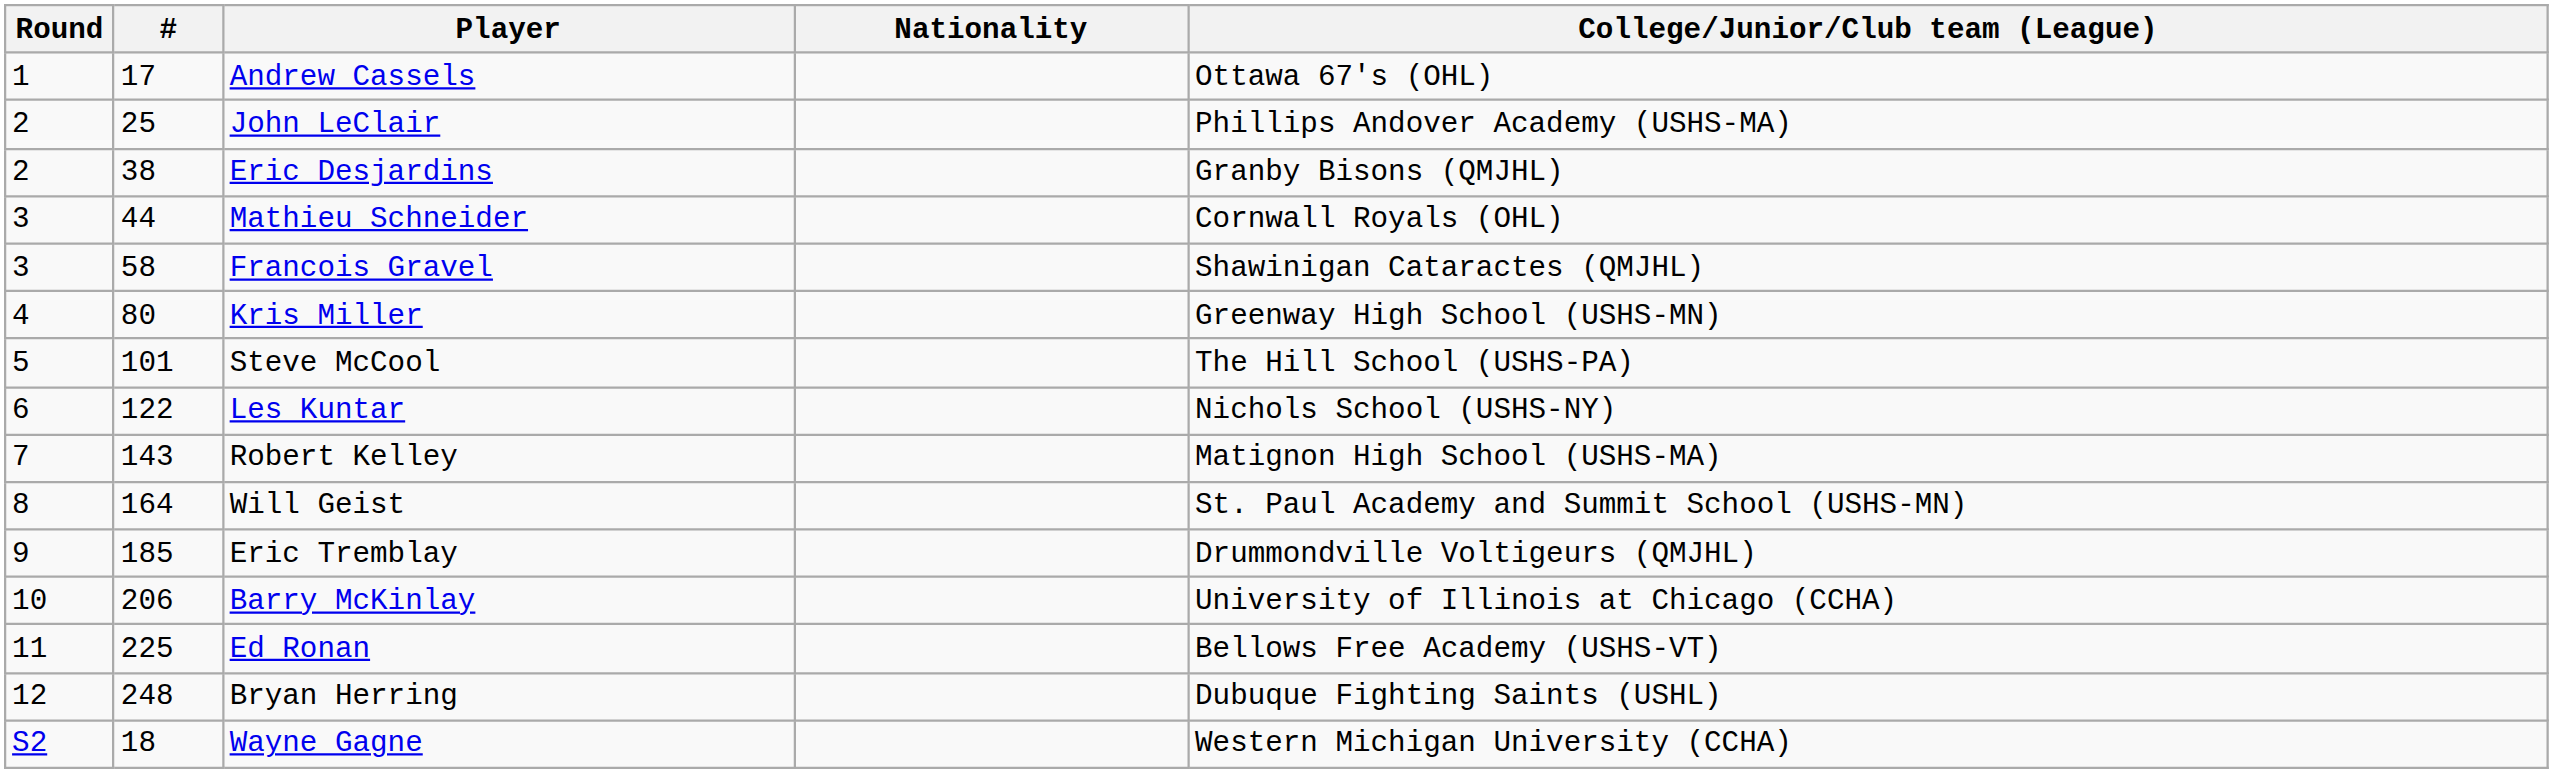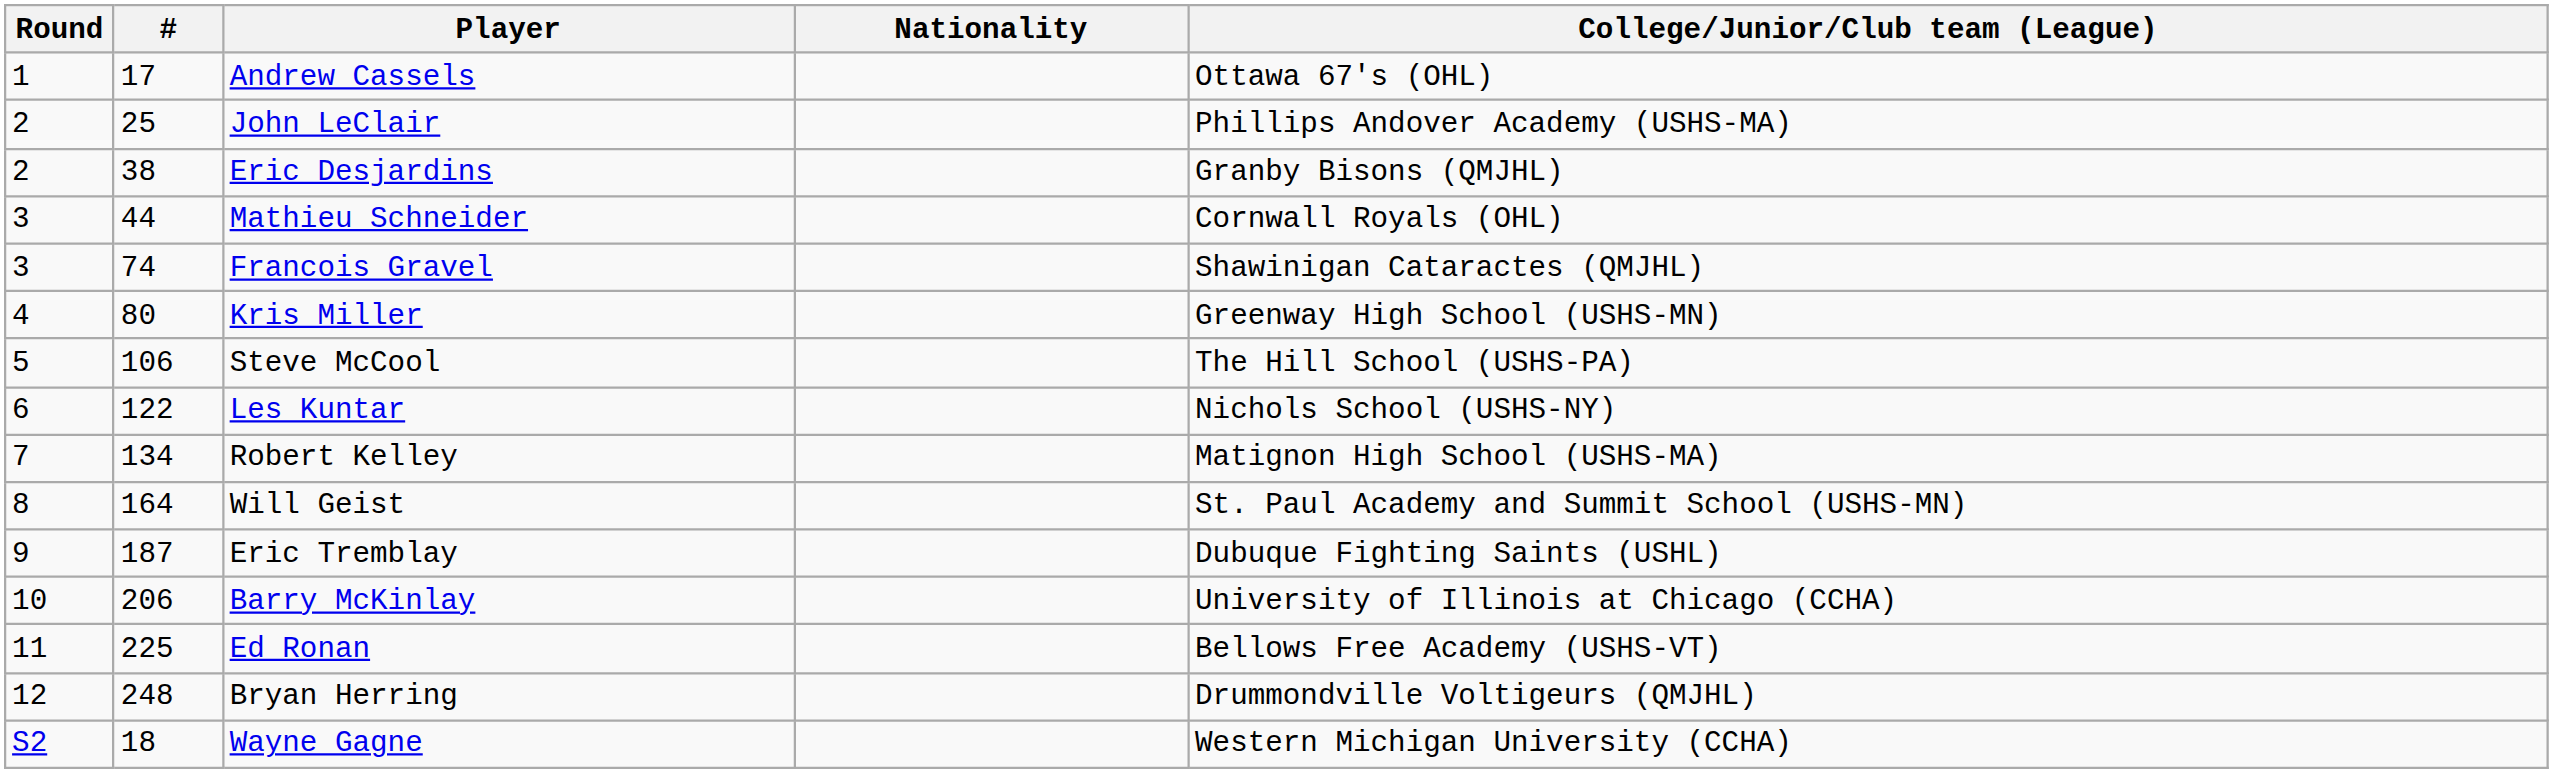(138, 267) 58 -> (138, 267) 74
(147, 363) 101 -> (147, 363) 106
(147, 458) 143 -> (147, 458) 134
(147, 553) 185 -> (147, 553) 187
(1476, 553) Drummondville Voltigeurs (QMJHL) -> (1458, 553) Dubuque Fighting Saints (USHL)
(1458, 696) Dubuque Fighting Saints (USHL) -> (1476, 696) Drummondville Voltigeurs (QMJHL)
